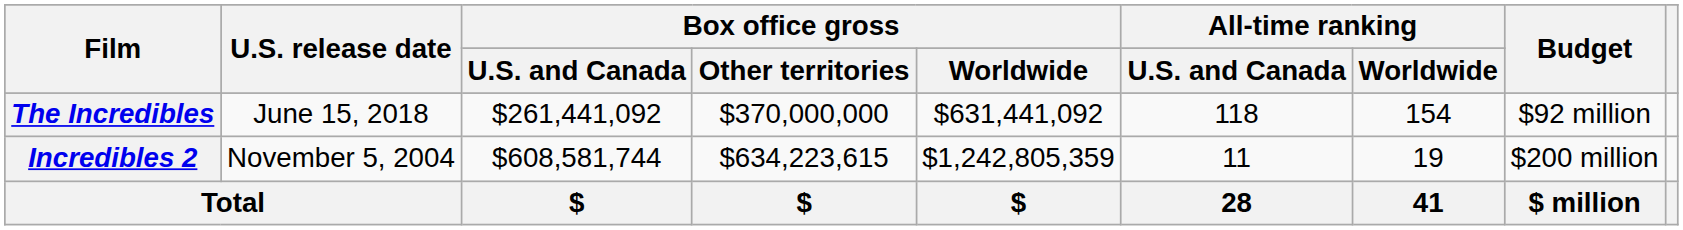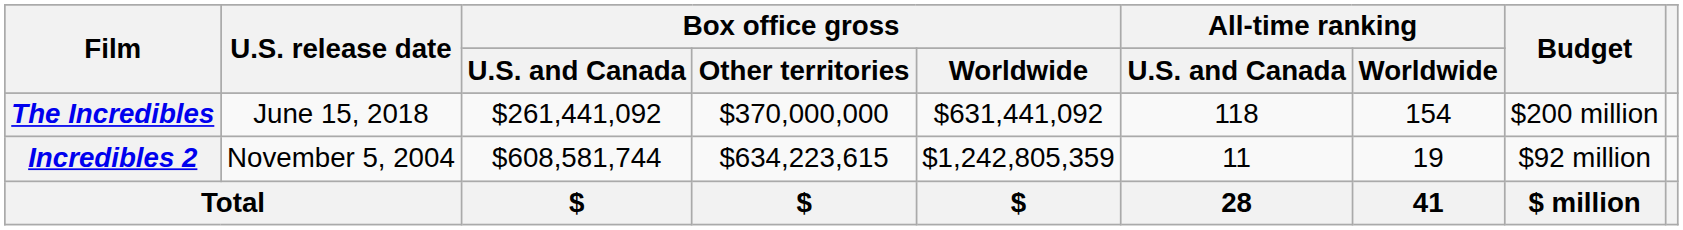(1585, 114) $92 million -> (1585, 114) $200 million
(1585, 158) $200 million -> (1585, 158) $92 million
